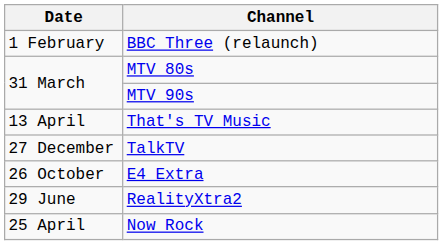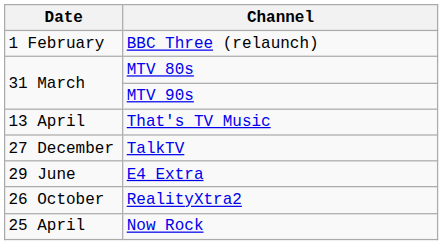(56, 174) 26 October -> (42, 174) 29 June
(42, 200) 29 June -> (56, 200) 26 October
